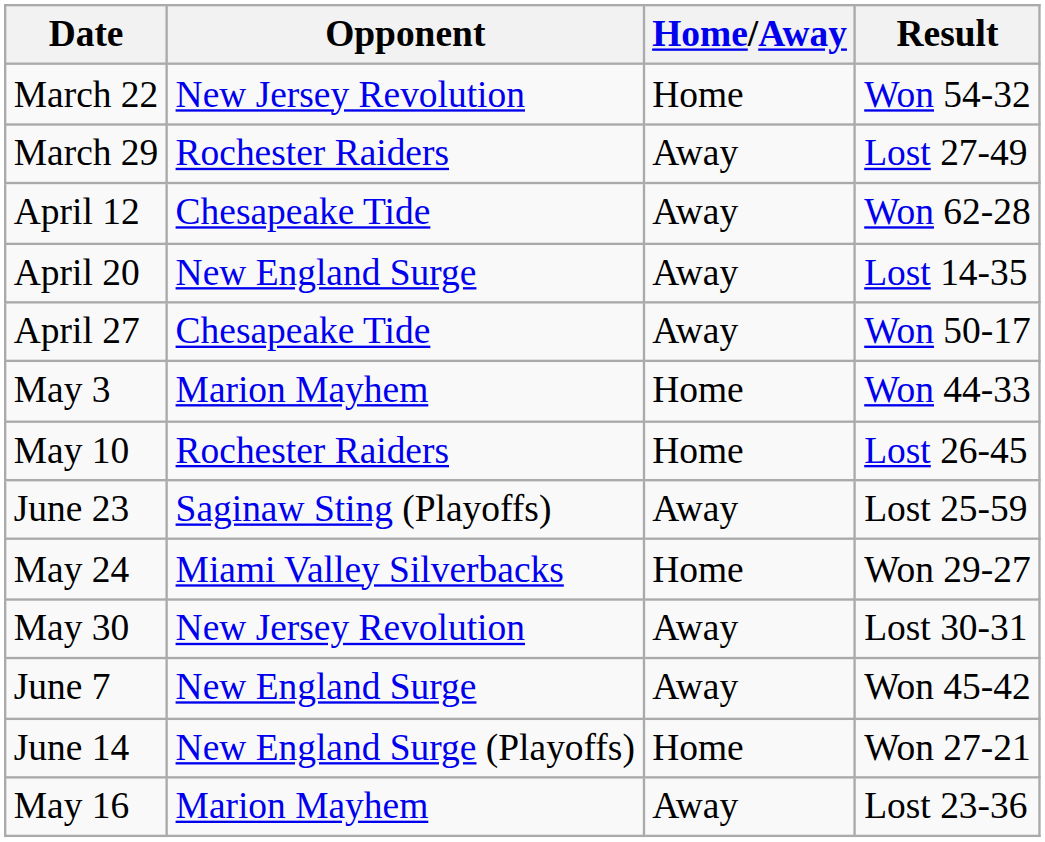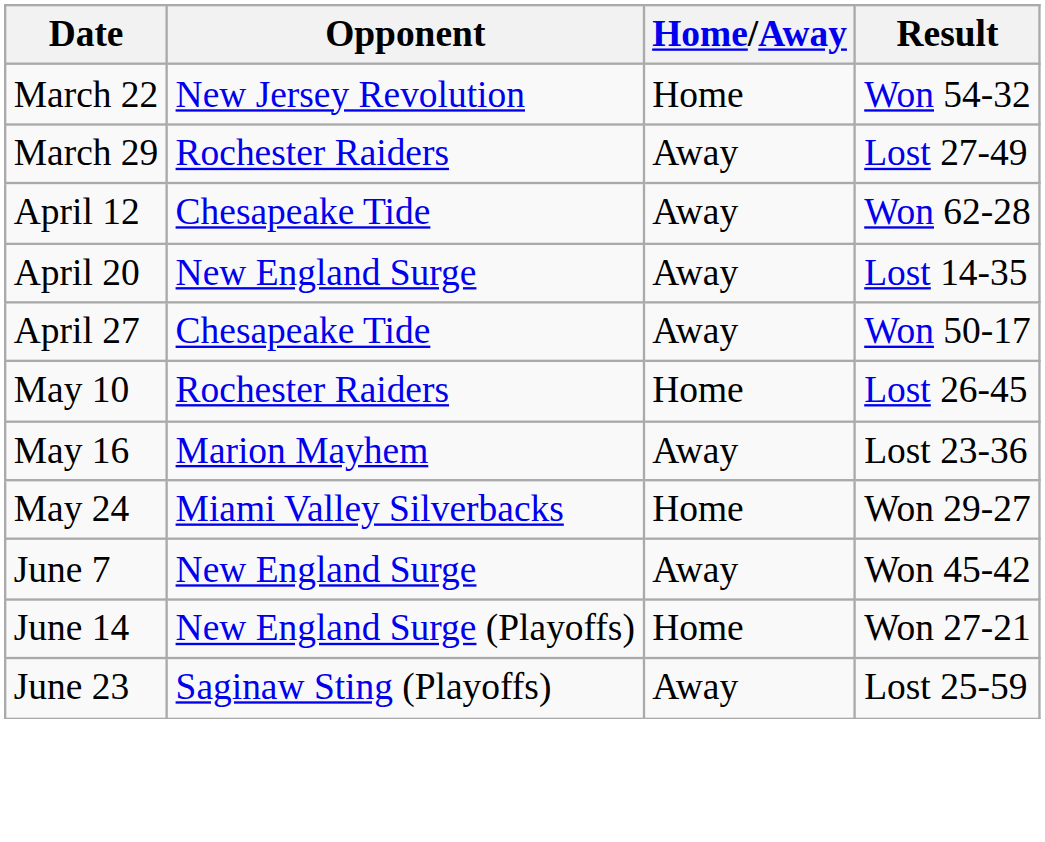- row: (62, 390)
rows swapped: (72, 806) <-> (72, 509)
- row: (72, 627)
